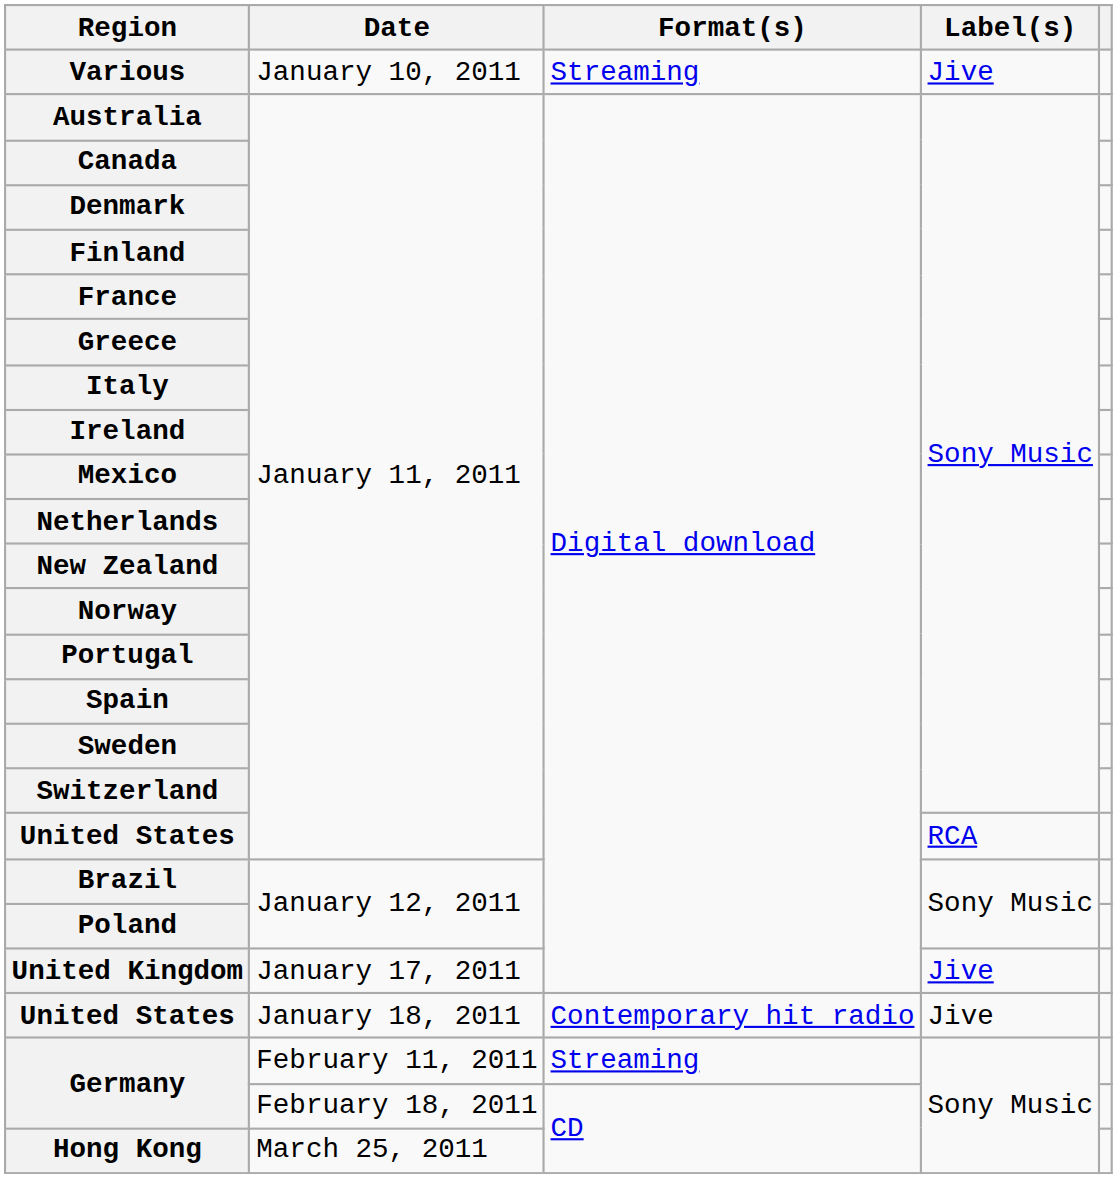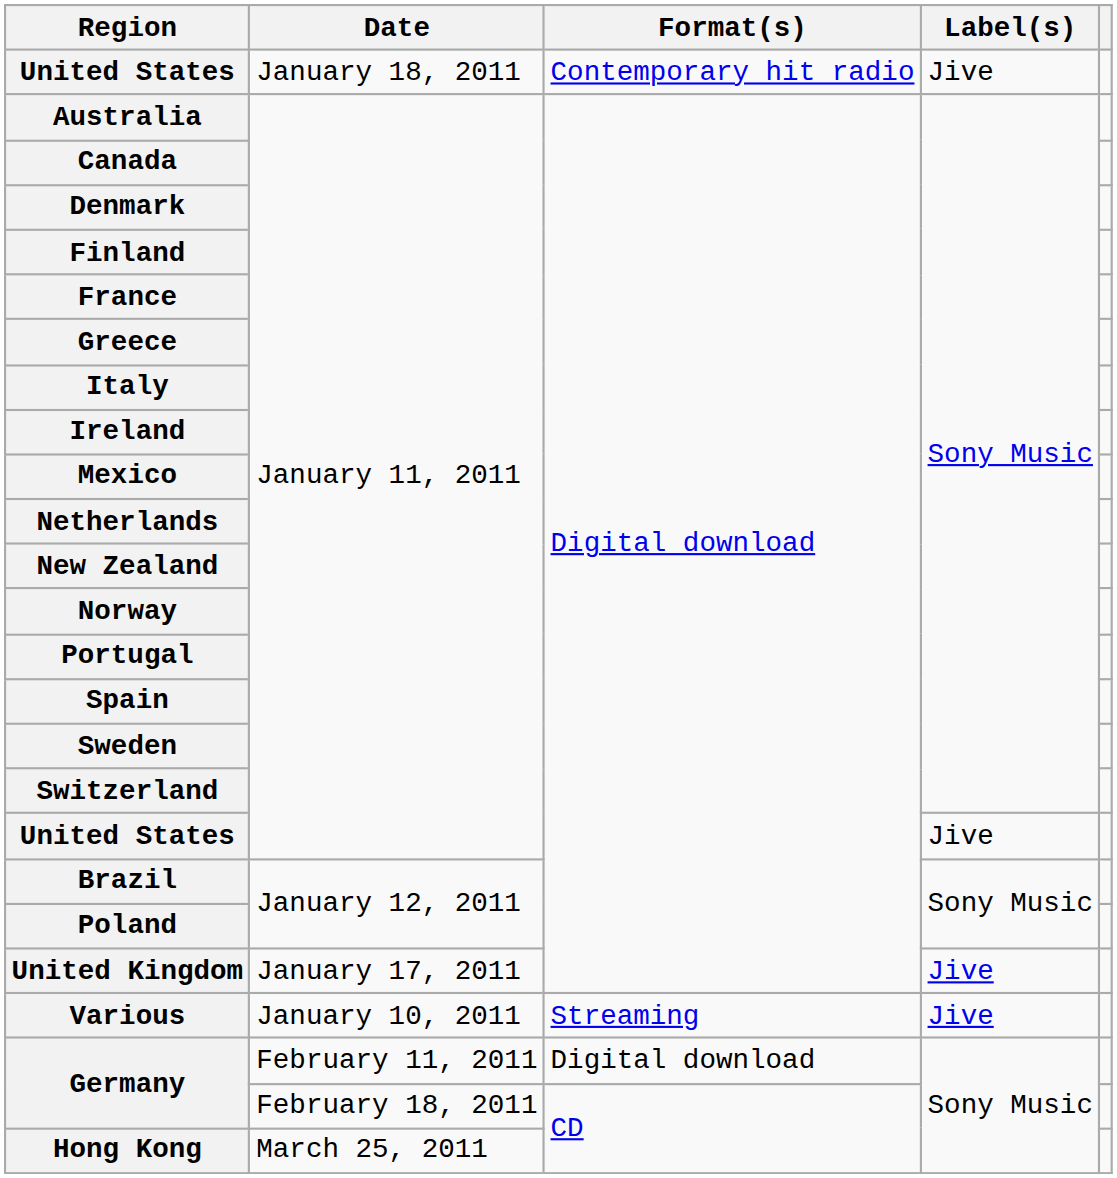rows swapped: (127, 72) <-> (127, 1016)
(952, 836) RCA -> (961, 836) Jive
(625, 1061) Streaming -> (683, 1061) Digital download
